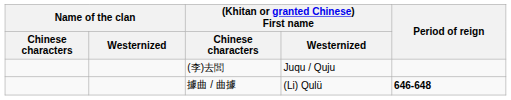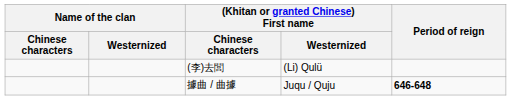(309, 68) Juqu / Quju -> (303, 68) (Li) Qulü
(303, 85) (Li) Qulü -> (309, 85) Juqu / Quju
